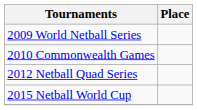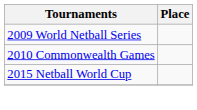- row: (72, 74)
